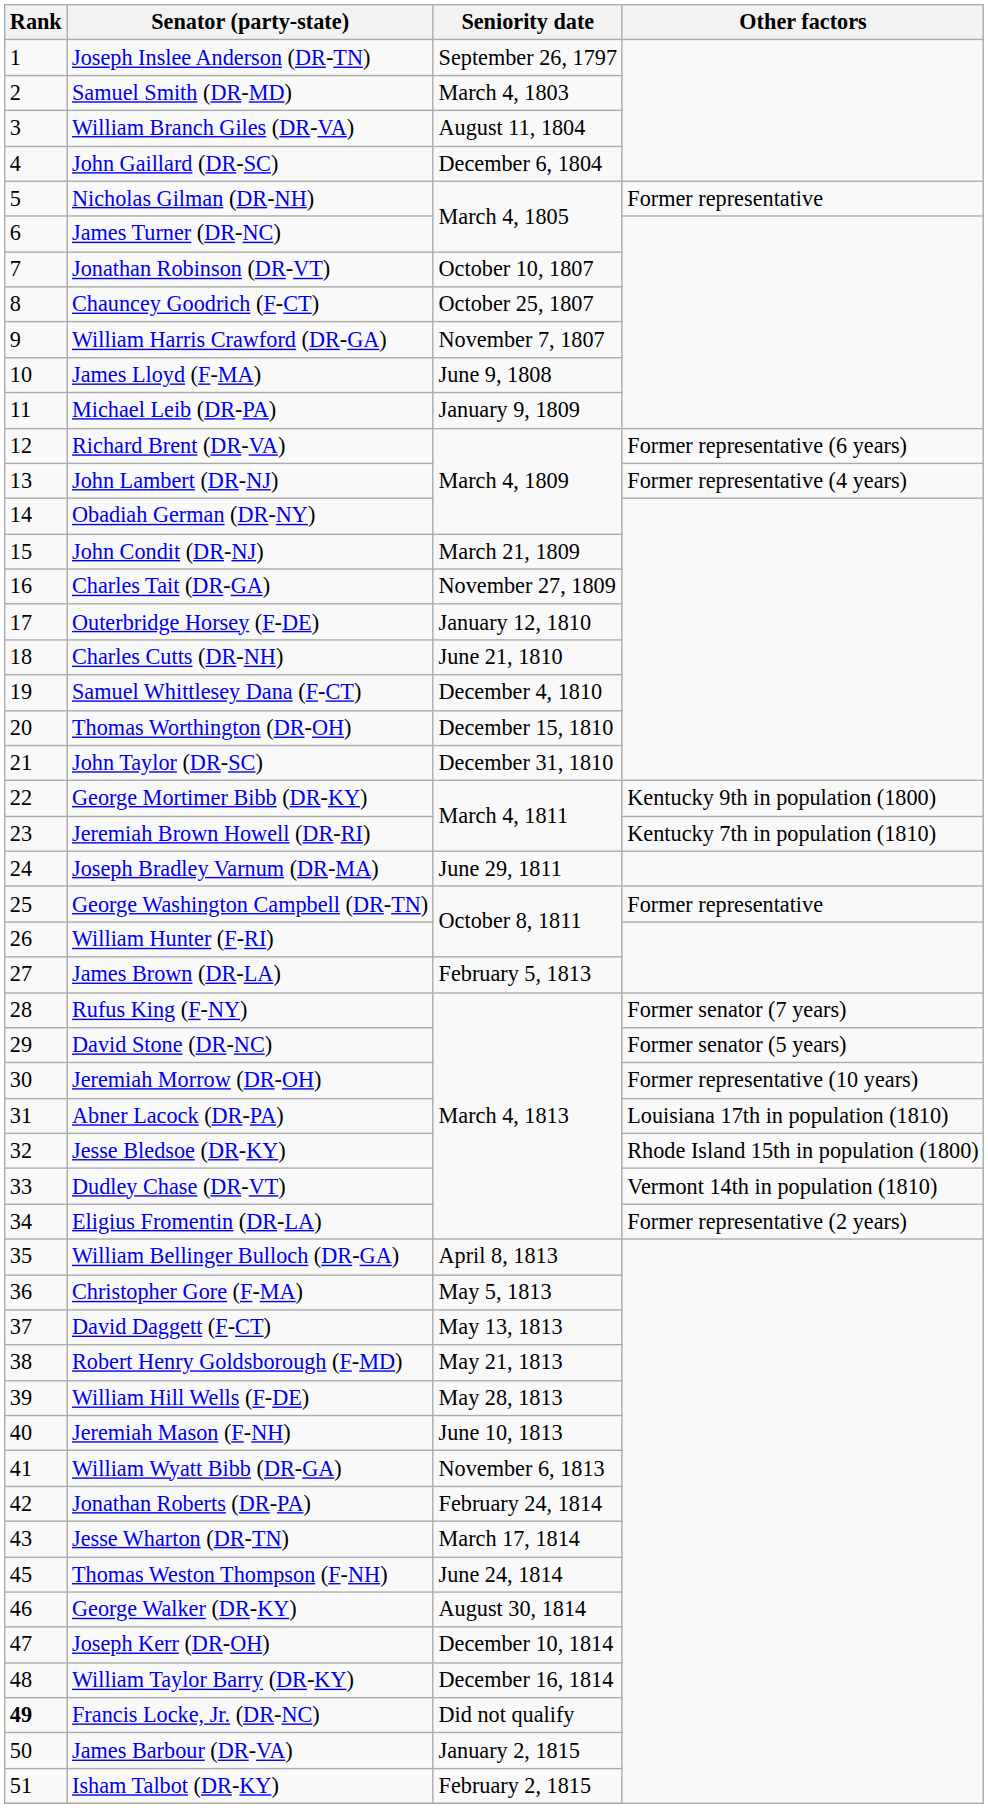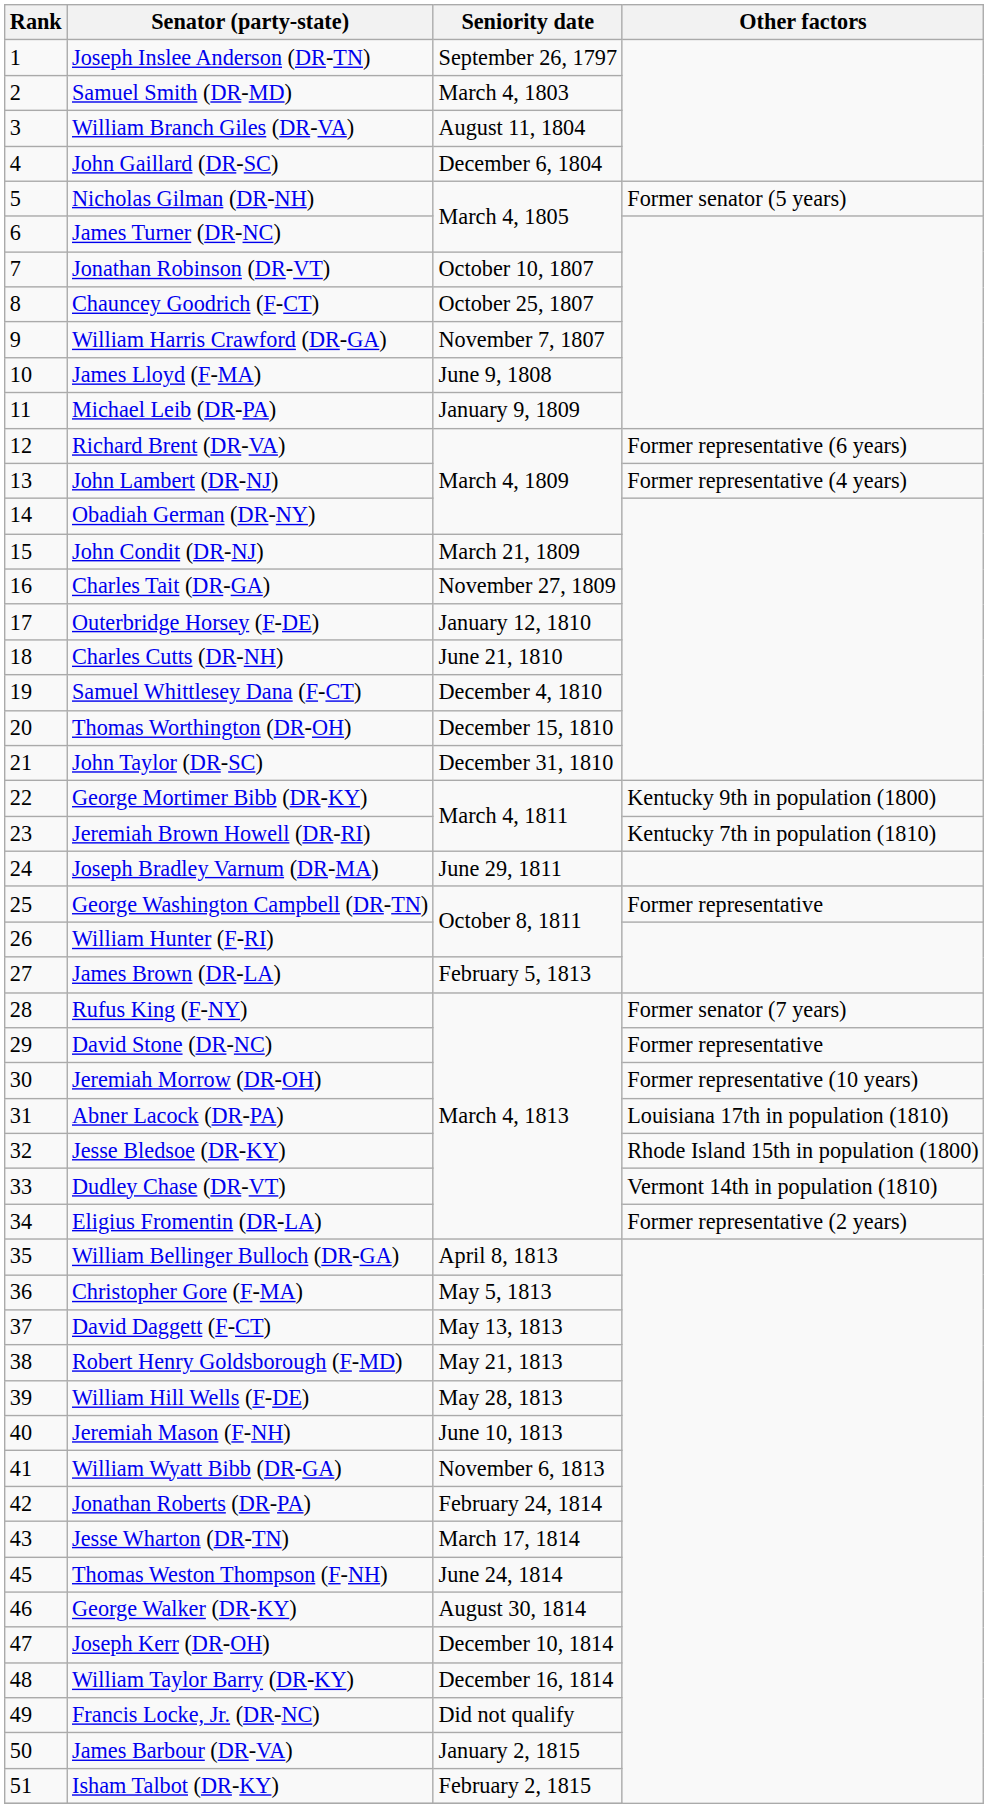(725, 198) Former representative -> (737, 198) Former senator (5 years)
(737, 1045) Former senator (5 years) -> (725, 1045) Former representative
(21, 1715) bold -> (21, 1715) normal
